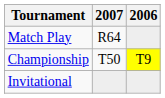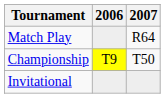columns swapped: (143, 15) <-> (109, 15)
